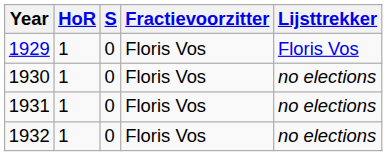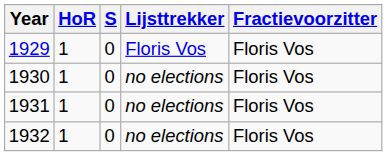columns swapped: (328, 19) <-> (197, 19)
